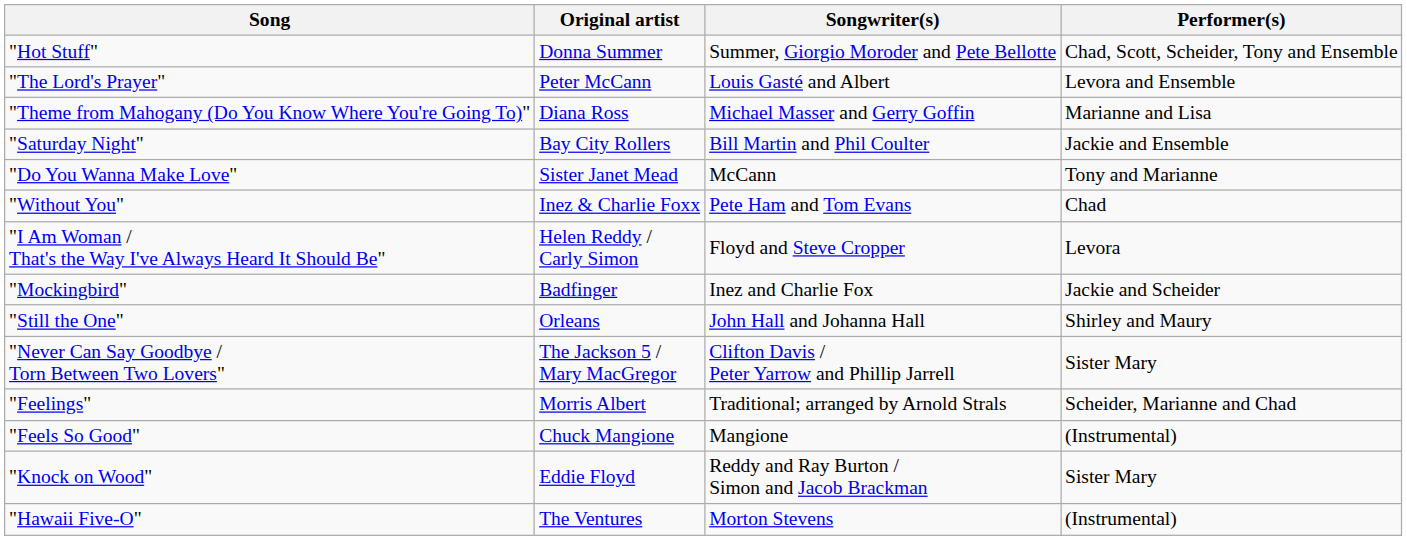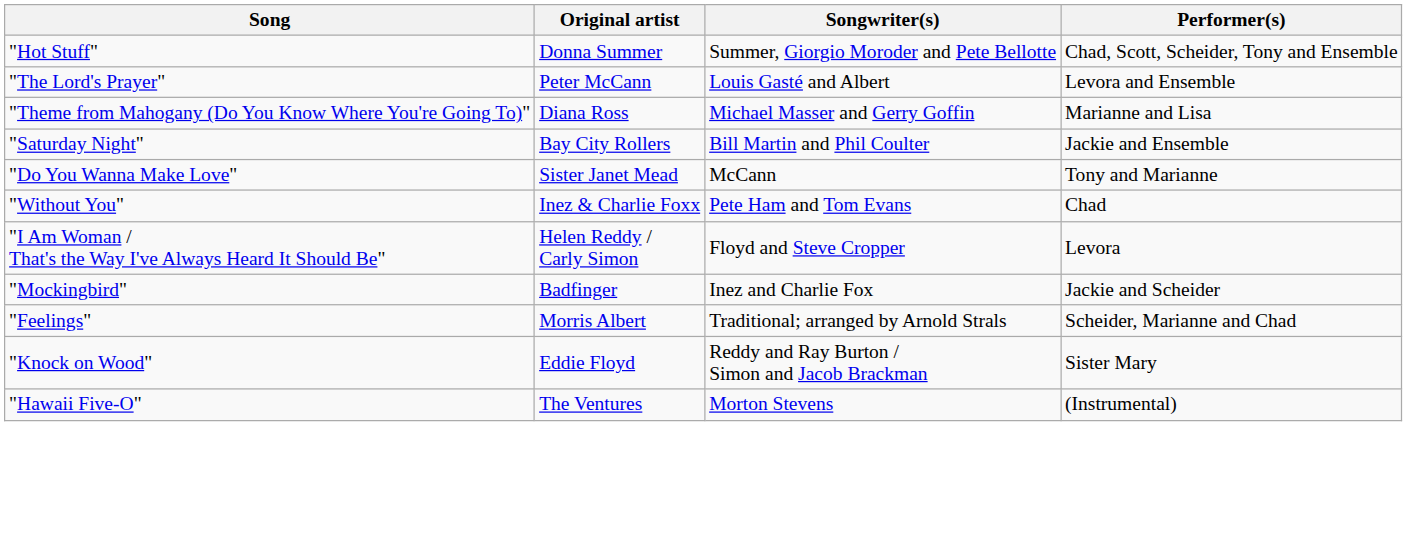- row: (66, 320)
- row: (117, 362)
- row: (75, 435)
